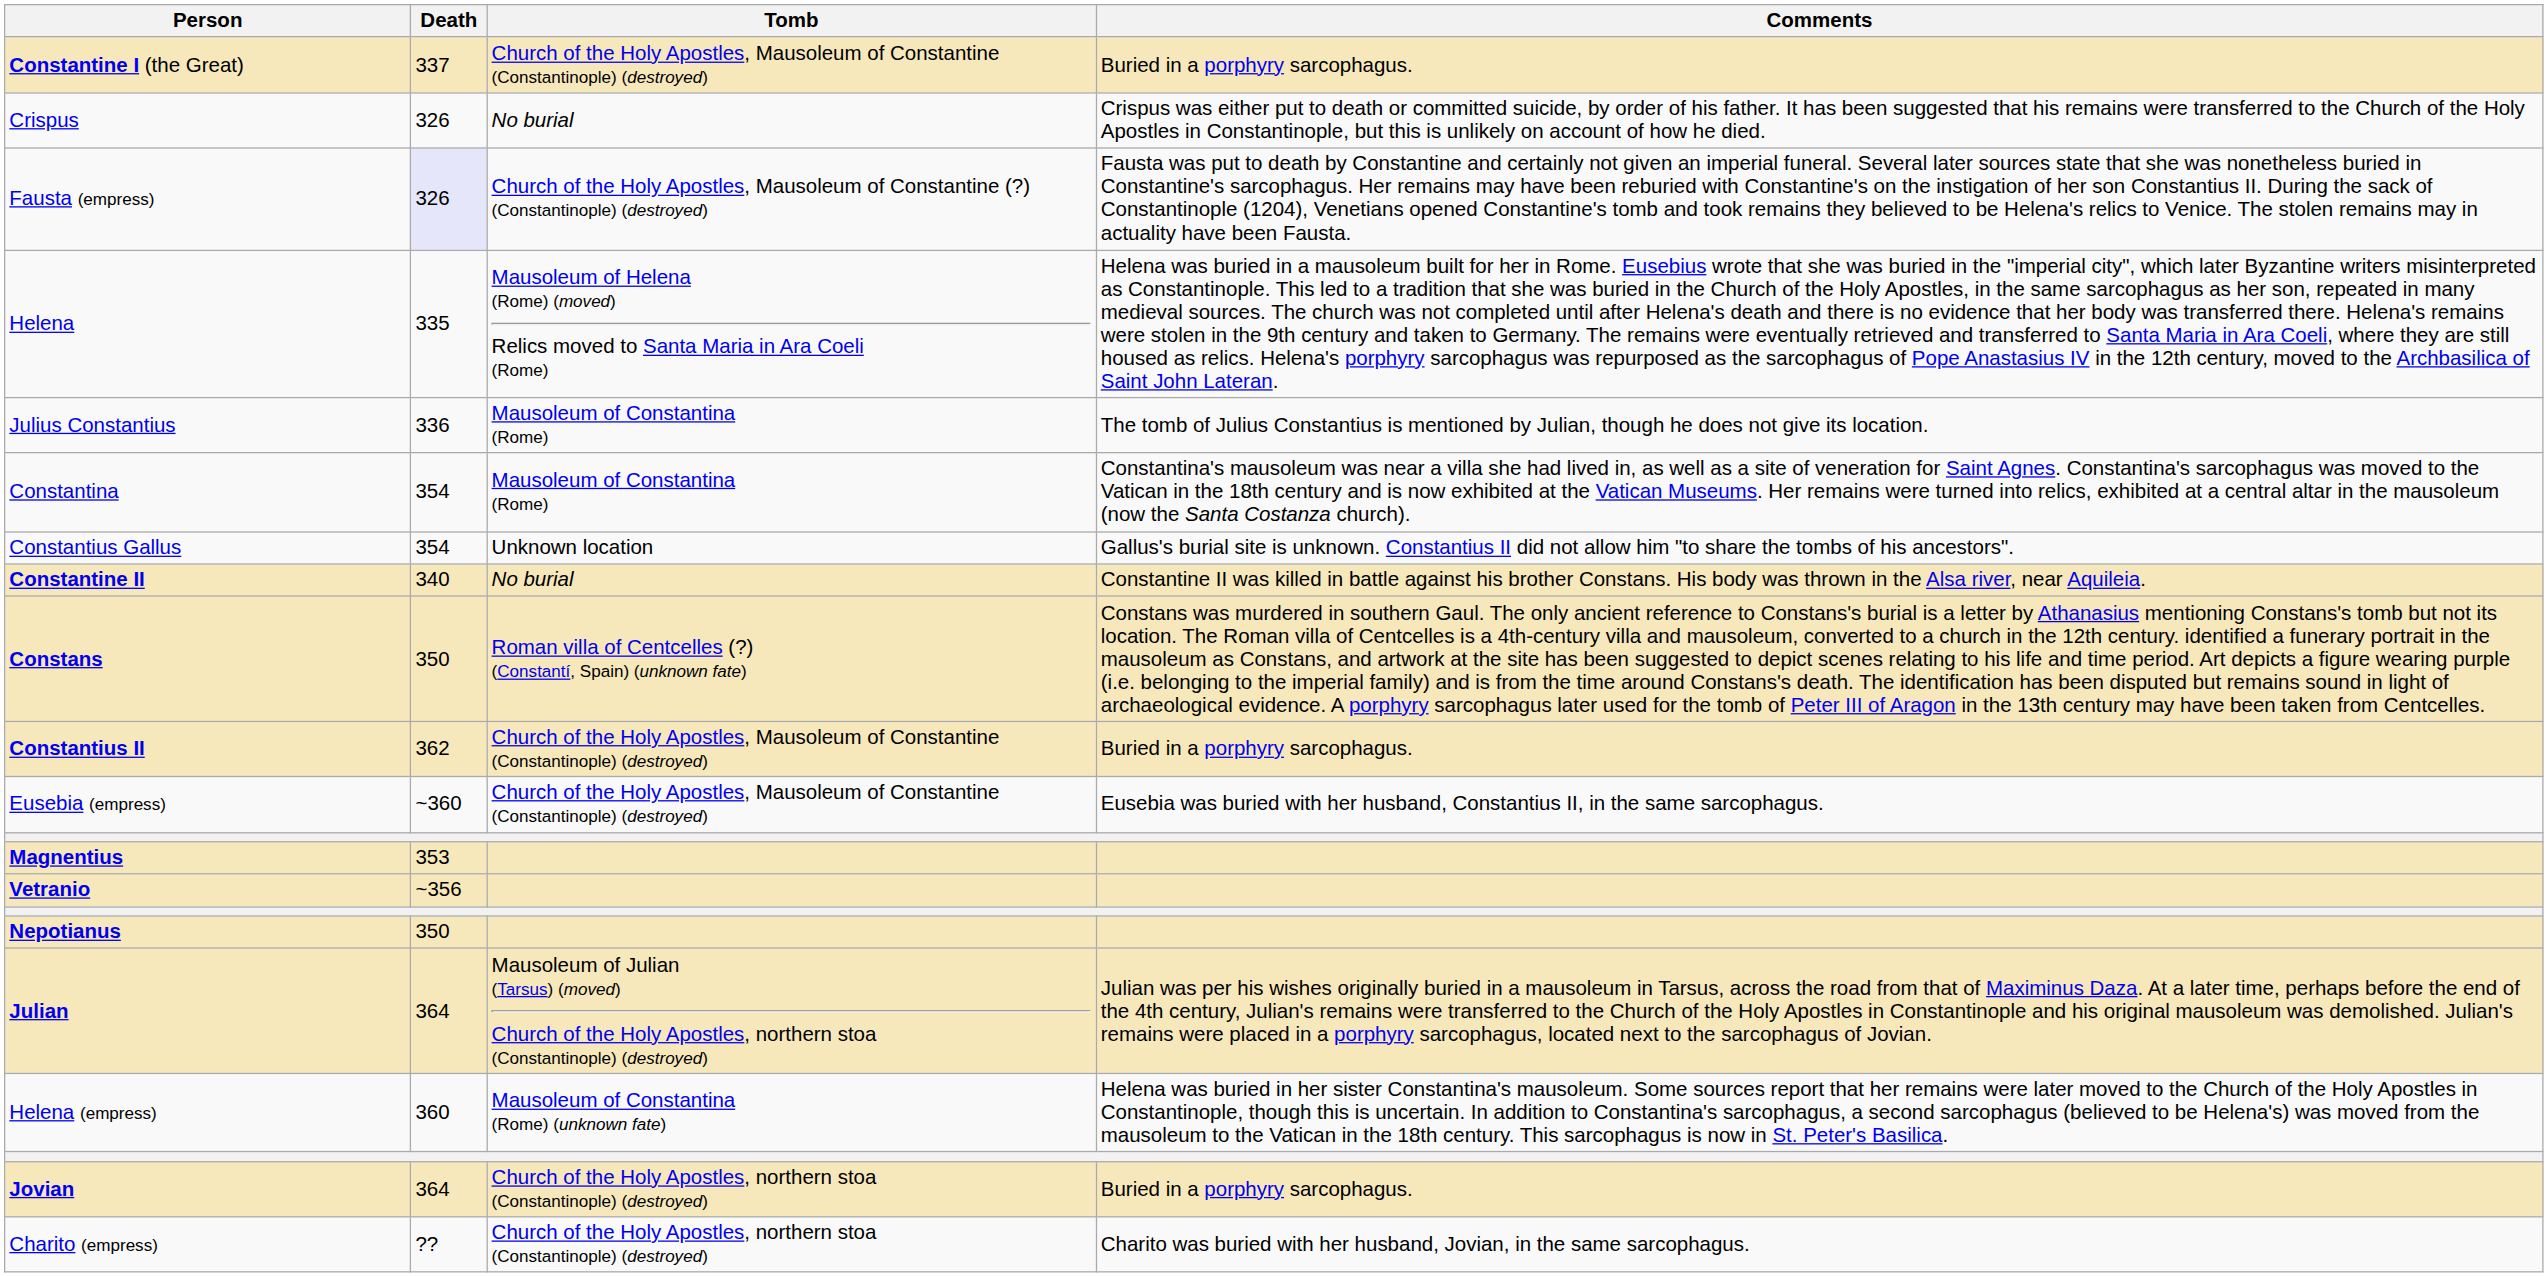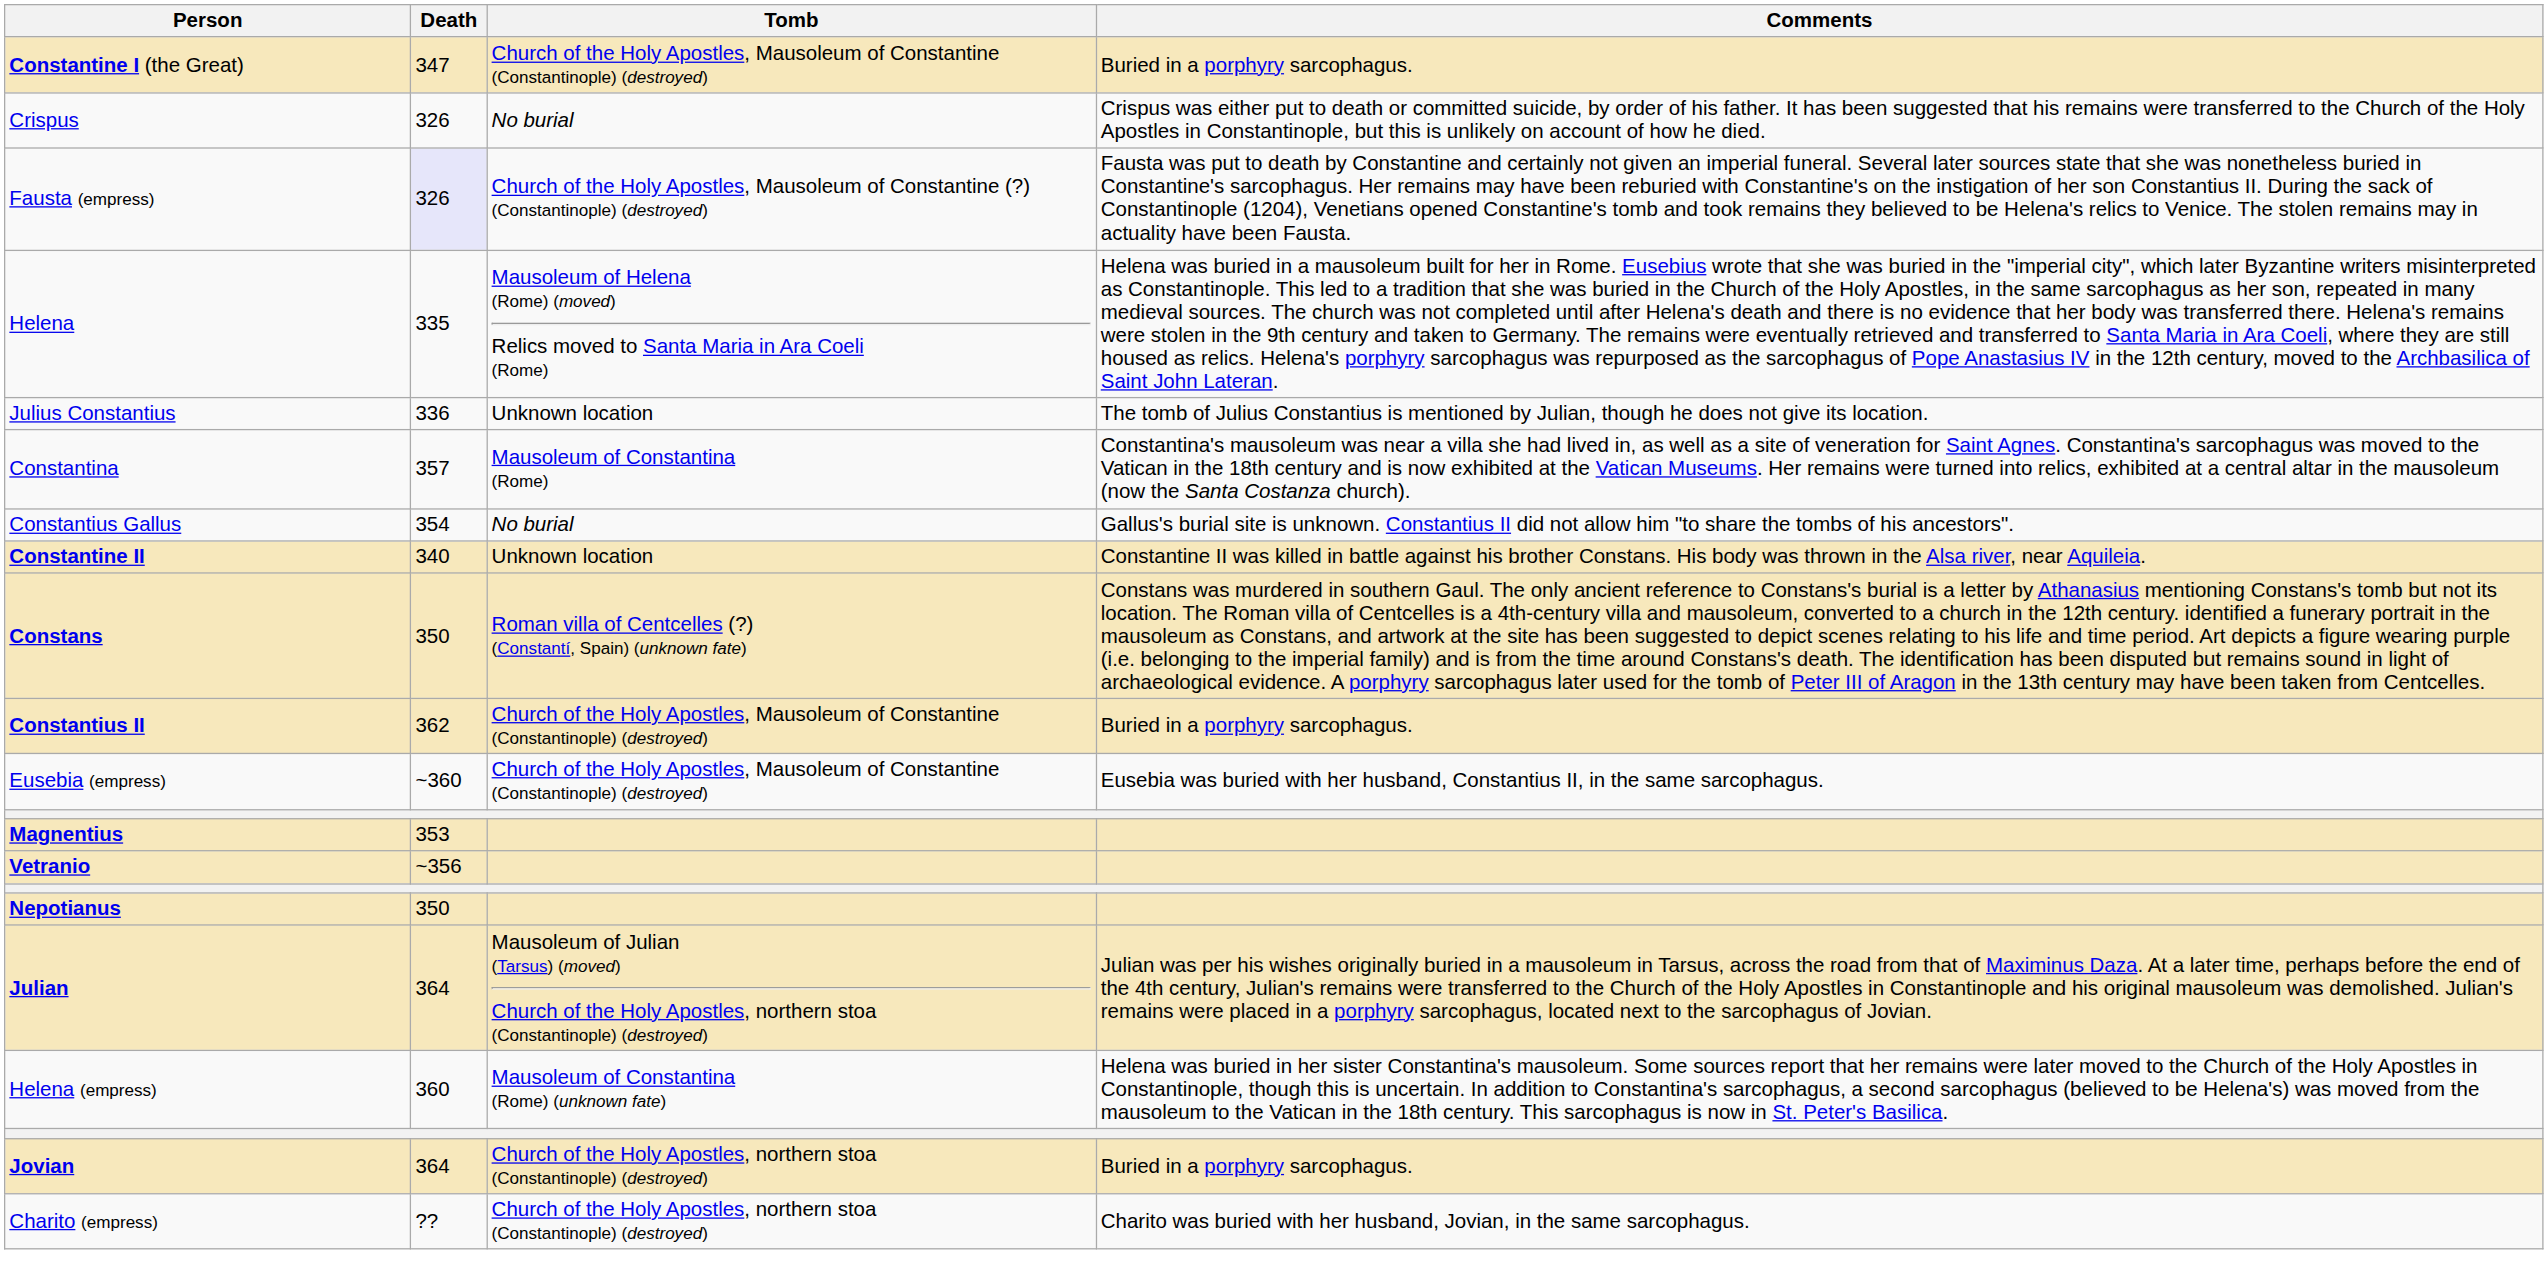(433, 64) 337 -> (433, 64) 347
(613, 425) Mausoleum of Constantina (Rome) -> (572, 413) Unknown location
(433, 492) 354 -> (433, 469) 357
(572, 547) Unknown location -> (533, 524) No burial
(533, 580) No burial -> (572, 557) Unknown location
